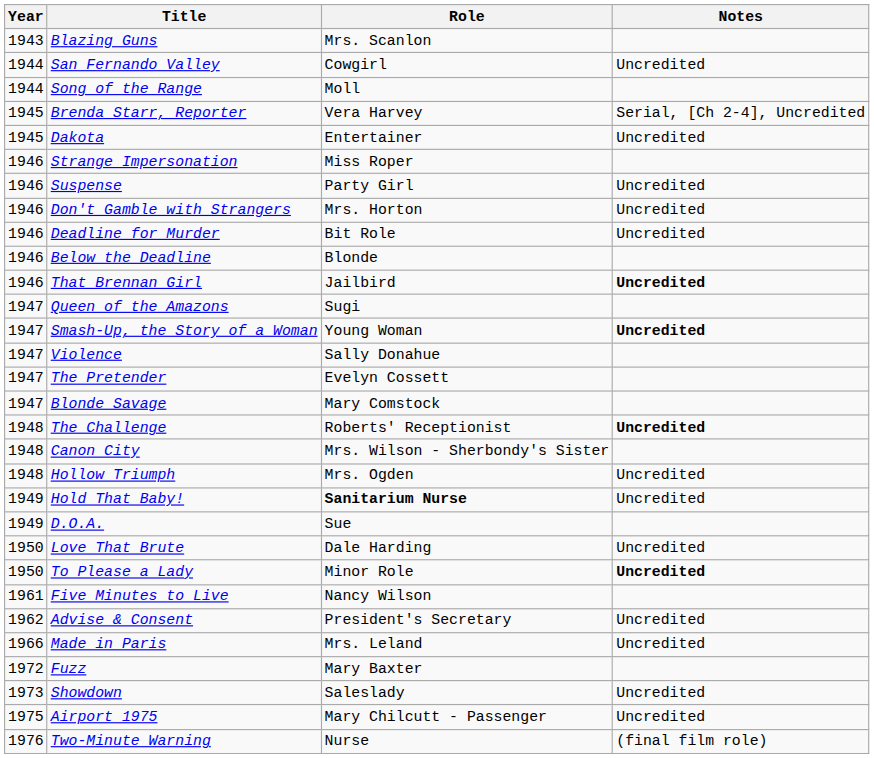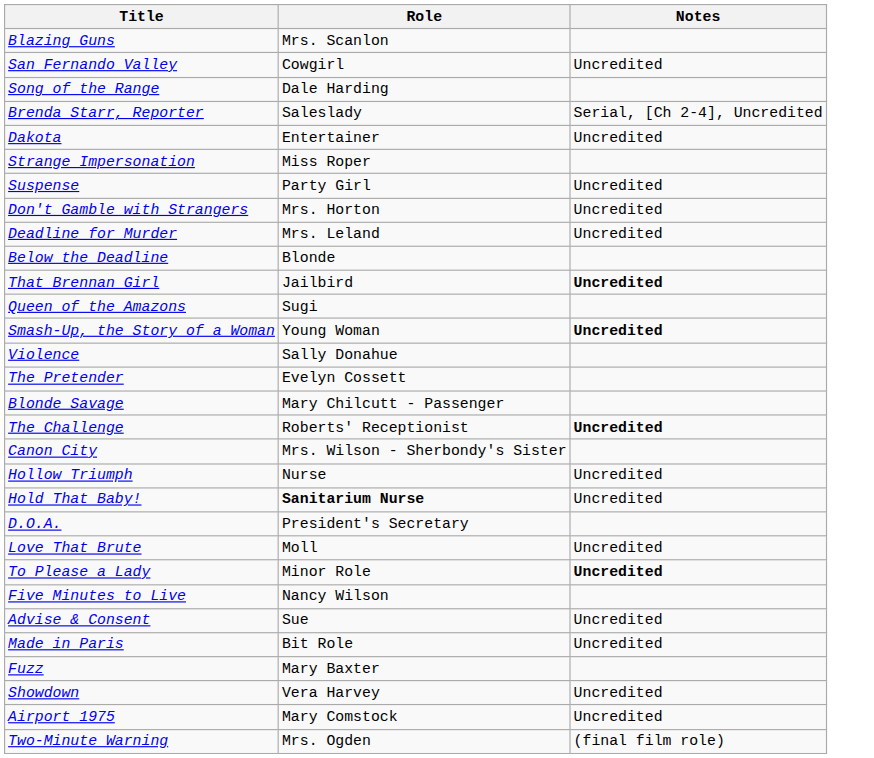- column: (26, 17)
(342, 89) Moll -> (335, 89) Dale Harding
(374, 113) Vera Harvey -> (322, 113) Saleslady
(360, 234) Bit Role -> (331, 234) Mrs. Leland
(382, 403) Mary Comstock -> (393, 403) Mary Chilcutt - Passenger
(369, 476) Mrs. Ogden -> (304, 476) Nurse
(338, 524) Sue -> (375, 524) President's Secretary
(378, 548) Dale Harding -> (300, 548) Moll
(418, 620) President's Secretary -> (295, 620) Sue
(374, 645) Mrs. Leland -> (318, 645) Bit Role
(365, 693) Saleslady -> (331, 693) Vera Harvey
(436, 717) Mary Chilcutt - Passenger -> (340, 717) Mary Comstock
(347, 741) Nurse -> (326, 741) Mrs. Ogden
